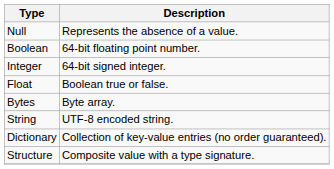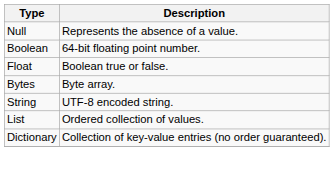- row: (24, 66)
+ row: (16, 119)
- row: (30, 155)
